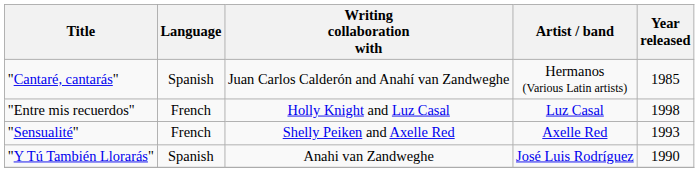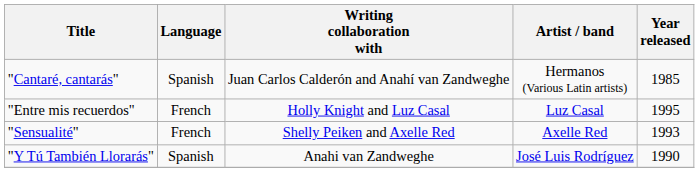(665, 110) 1998 -> (665, 110) 1995
